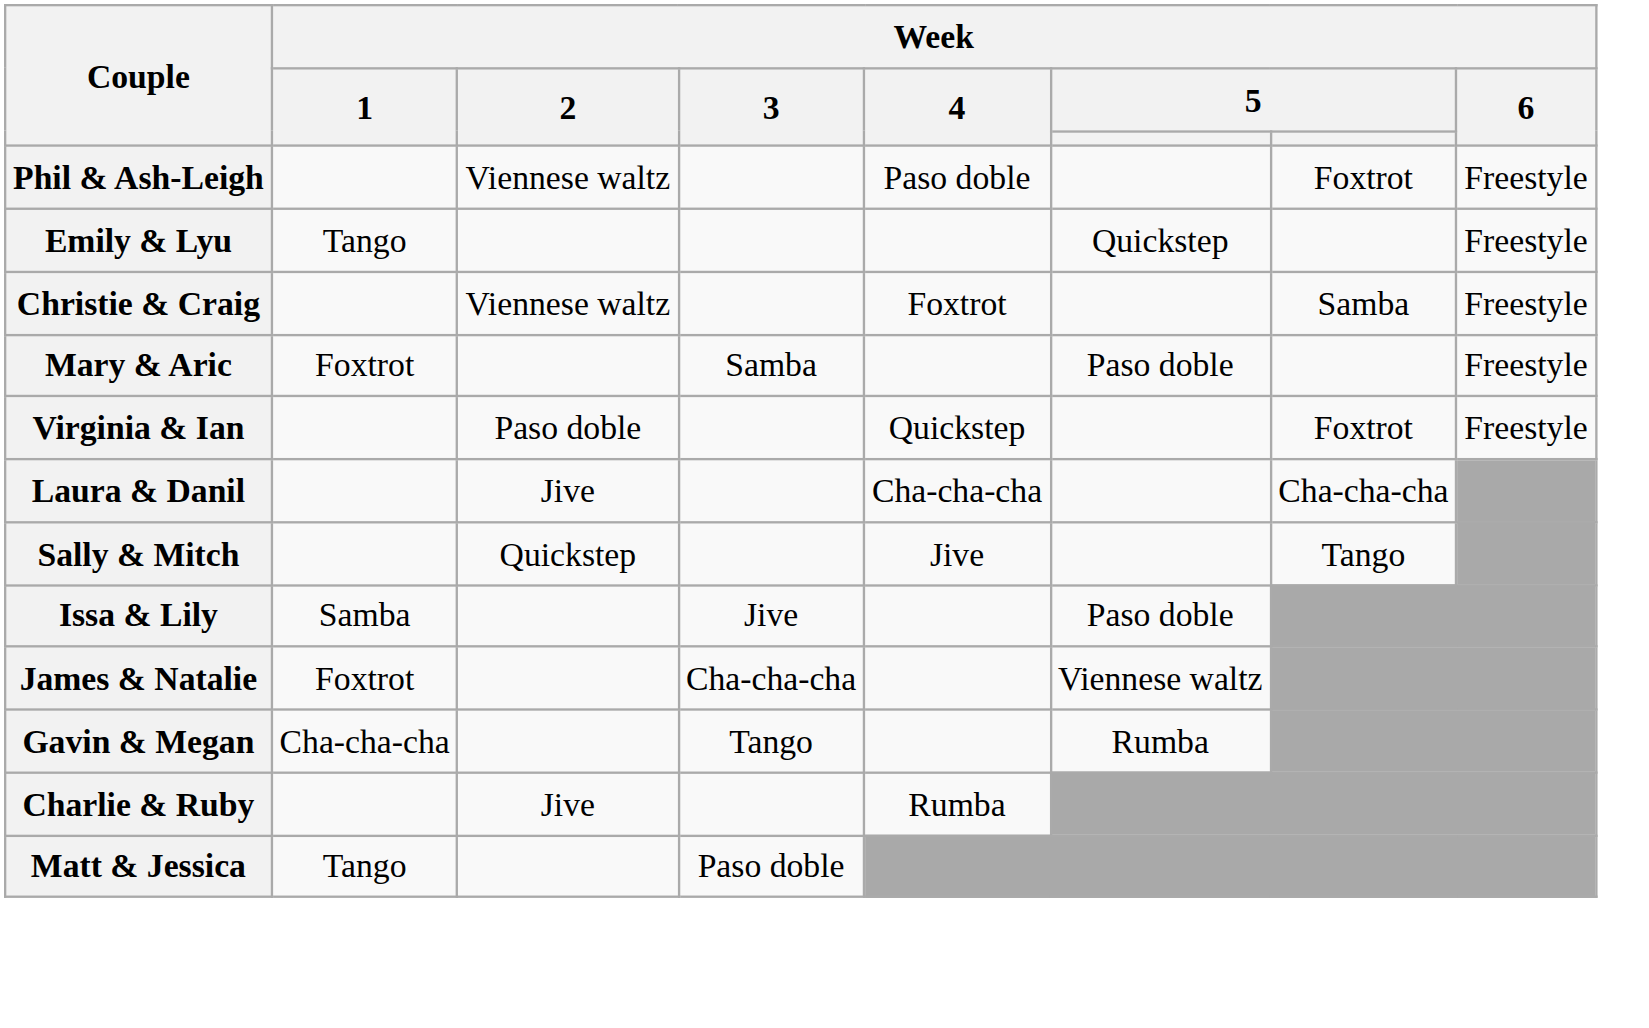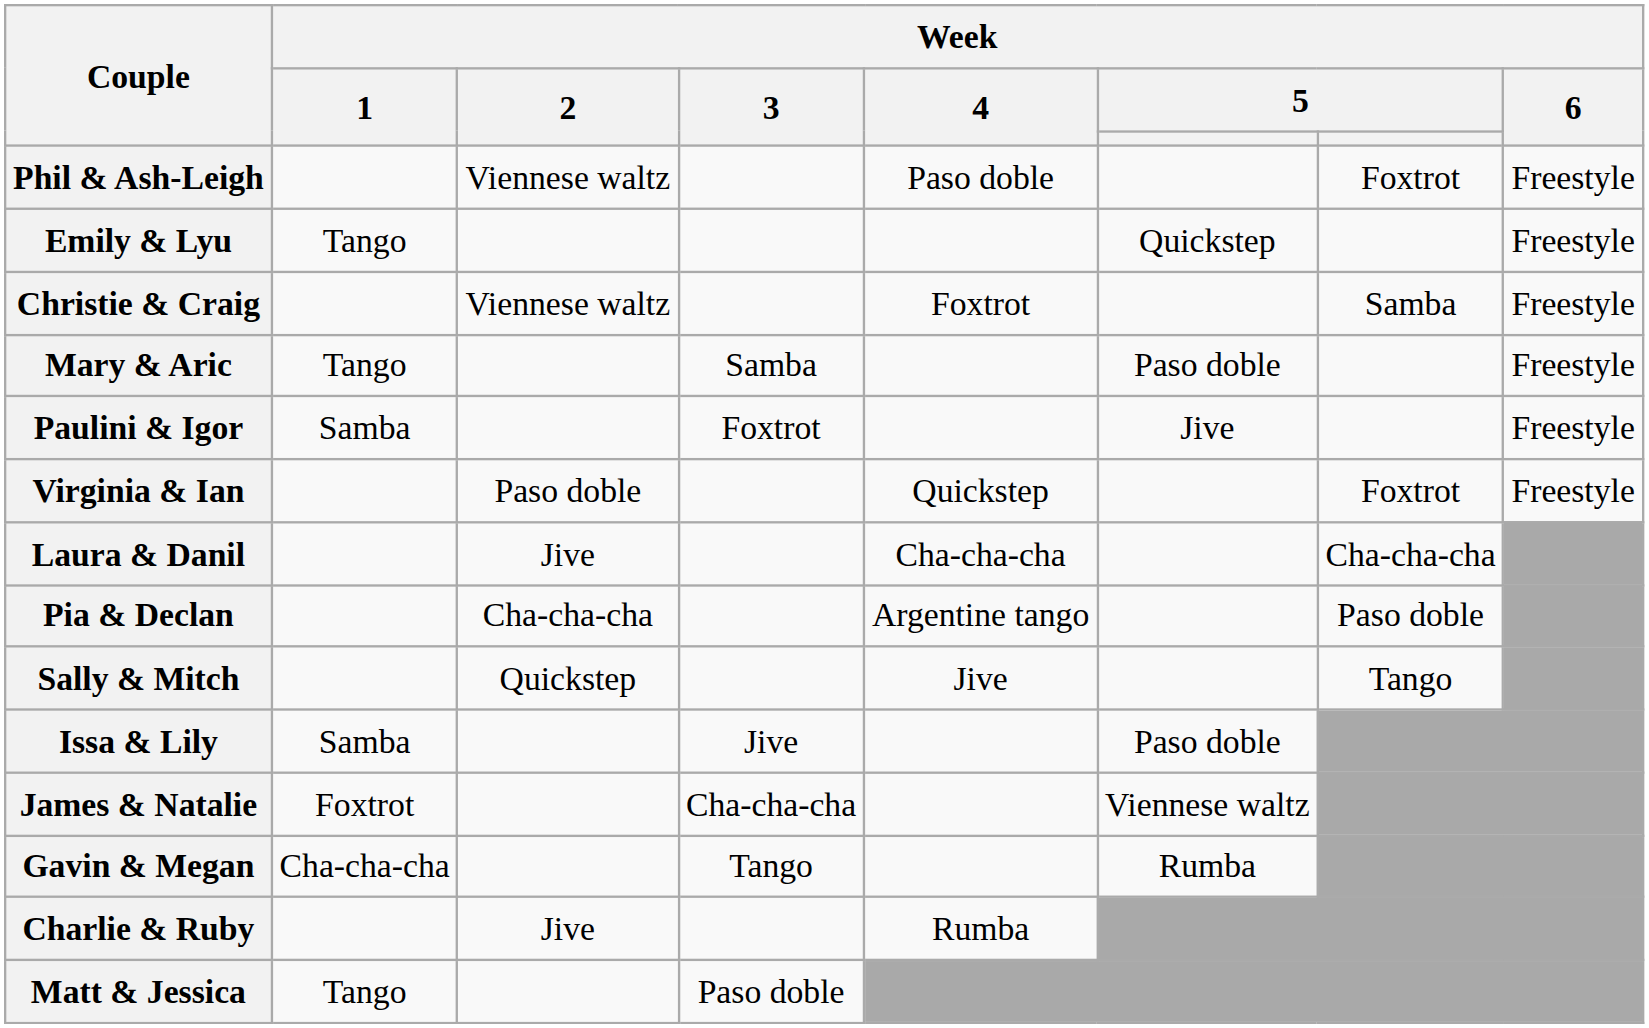(365, 366) Foxtrot -> (365, 366) Tango
+ row: (138, 428)
+ row: (138, 616)
